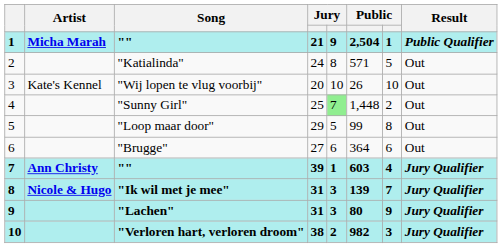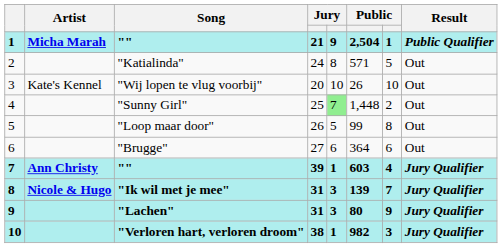(317, 126) 29 -> (317, 126) 26
(333, 231) 2 -> (333, 231) 1
